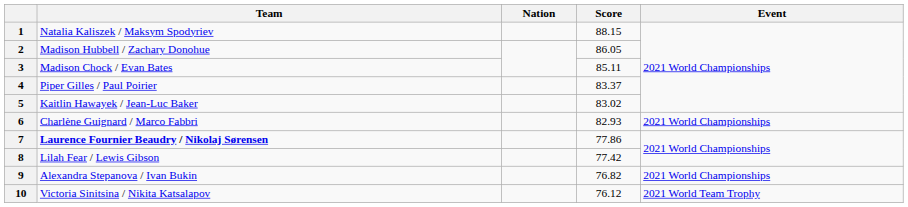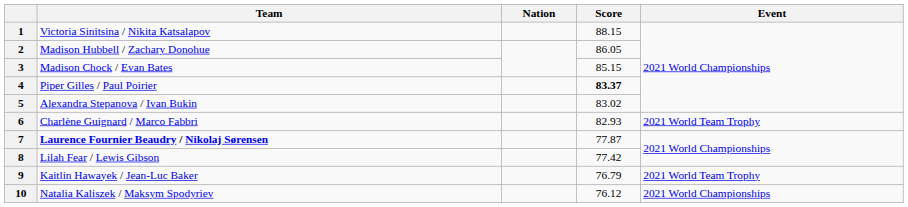(127, 31) Natalia Kaliszek / Maksym Spodyriev -> (125, 31) Victoria Sinitsina / Nikita Katsalapov
(609, 67) 85.11 -> (609, 67) 85.15
(609, 85) normal -> (609, 85) bold
(119, 103) Kaitlin Hawayek / Jean-Luc Baker -> (118, 103) Alexandra Stepanova / Ivan Bukin
(707, 121) 2021 World Championships -> (702, 121) 2021 World Team Trophy
(609, 139) 77.86 -> (609, 139) 77.87
(118, 175) Alexandra Stepanova / Ivan Bukin -> (119, 175) Kaitlin Hawayek / Jean-Luc Baker
(609, 175) 76.82 -> (609, 175) 76.79
(707, 175) 2021 World Championships -> (702, 175) 2021 World Team Trophy
(125, 193) Victoria Sinitsina / Nikita Katsalapov -> (127, 193) Natalia Kaliszek / Maksym Spodyriev
(702, 193) 2021 World Team Trophy -> (707, 193) 2021 World Championships
